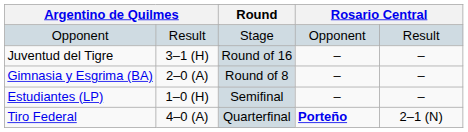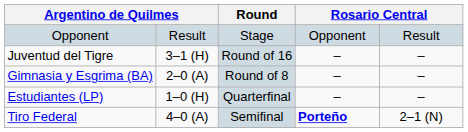(257, 96) Semifinal -> (257, 96) Quarterfinal
(257, 117) Quarterfinal -> (257, 117) Semifinal
